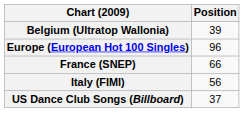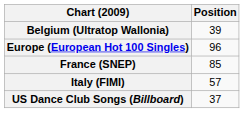(215, 64) 66 -> (215, 64) 85
(215, 82) 56 -> (215, 82) 57
